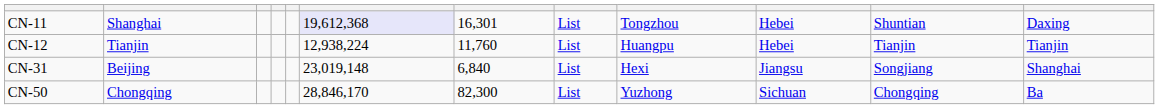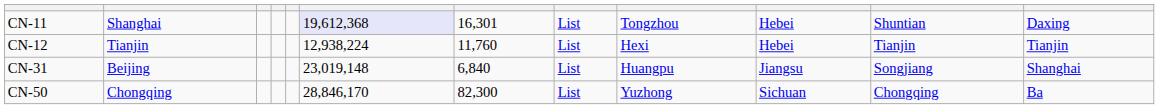(647, 45) Huangpu -> (635, 45) Hexi
(635, 68) Hexi -> (647, 68) Huangpu
